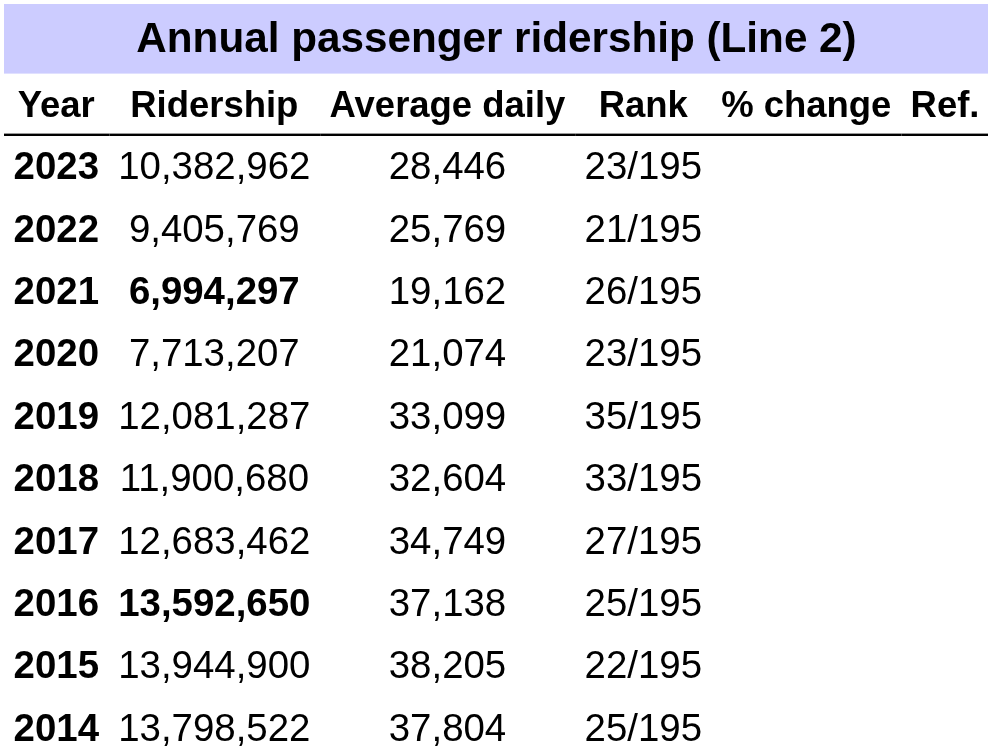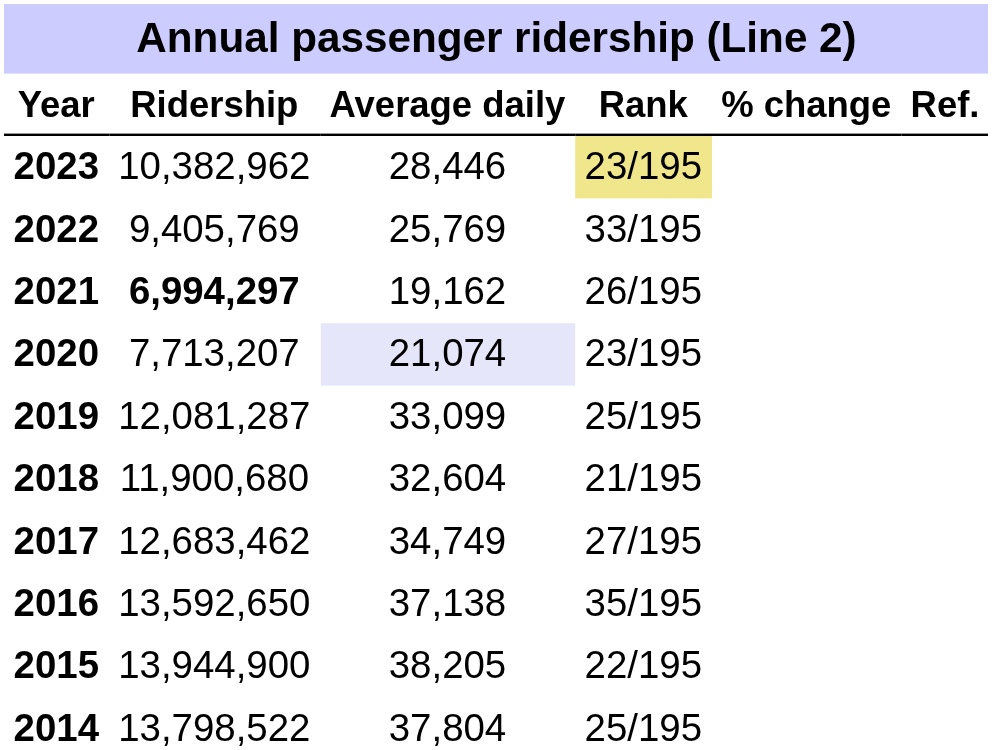(643, 166) no background -> (643, 166) khaki background
(643, 228) 21/195 -> (643, 228) 33/195
(447, 353) no background -> (447, 353) lavender background
(643, 416) 35/195 -> (643, 416) 25/195
(643, 478) 33/195 -> (643, 478) 21/195
(214, 603) bold -> (214, 603) normal
(643, 603) 25/195 -> (643, 603) 35/195
